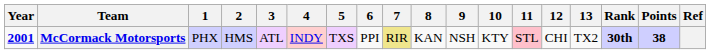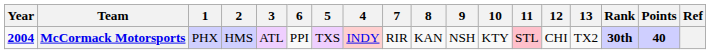columns swapped: (306, 15) <-> (370, 15)
(21, 37) 2001 -> (21, 37) 2004
(397, 37) khaki background -> (397, 37) no background
(659, 37) 38 -> (659, 37) 40
